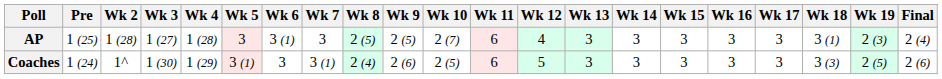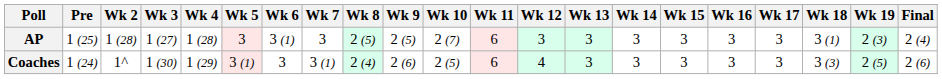(541, 39) 4 -> (541, 39) 3
(541, 62) 5 -> (541, 62) 4
